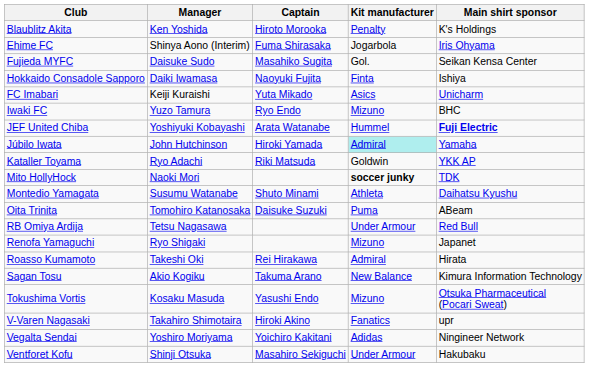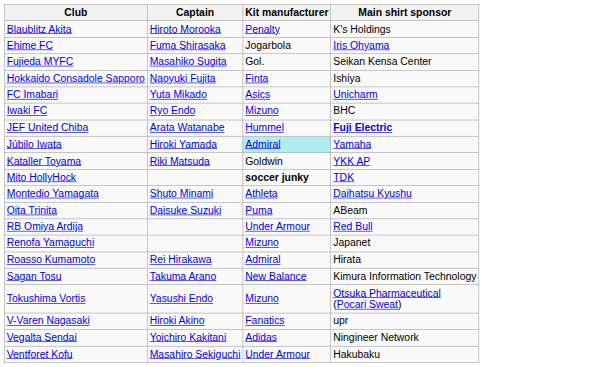- column: (200, 12)
